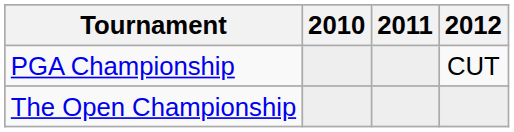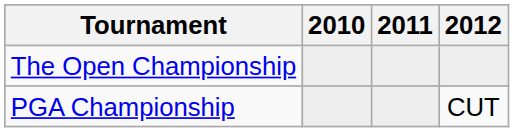rows swapped: (153, 107) <-> (123, 66)
